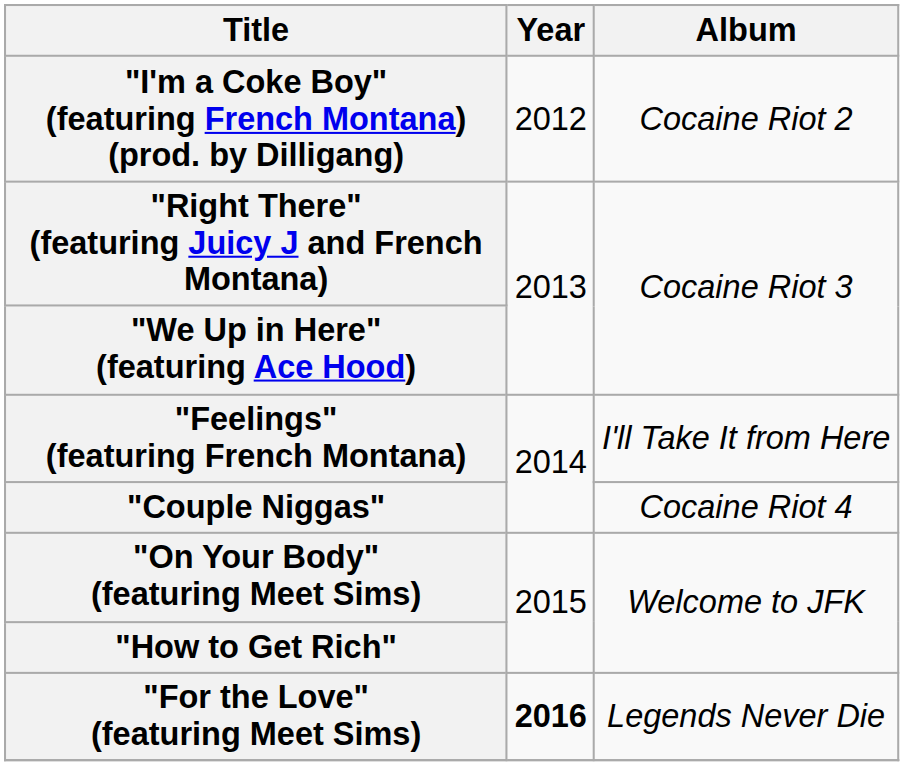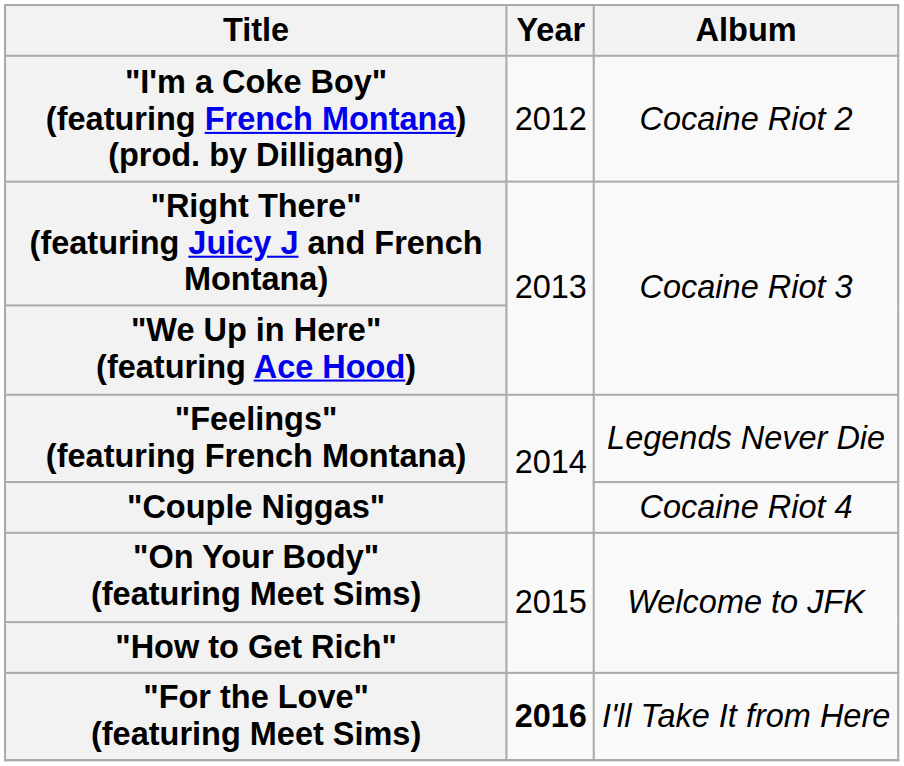(746, 437) I'll Take It from Here -> (746, 437) Legends Never Die
(746, 716) Legends Never Die -> (746, 716) I'll Take It from Here
